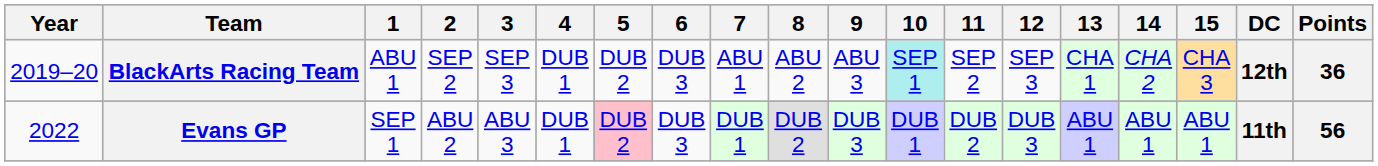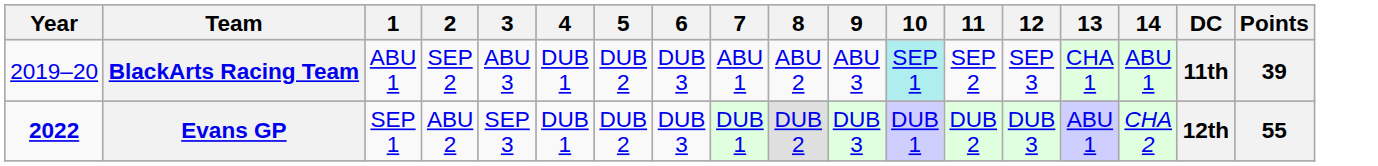- column: (1207, 22)
(507, 70) SEP 3 -> (507, 70) ABU 3
(1148, 70) CHA 2 -> (1148, 70) ABU 1
(1264, 70) 12th -> (1206, 70) 11th
(1333, 70) 36 -> (1274, 70) 39
(54, 131) normal -> (54, 131) bold
(507, 131) ABU 3 -> (507, 131) SEP 3
(623, 131) pink background -> (623, 131) no background
(1148, 131) ABU 1 -> (1148, 131) CHA 2
(1264, 131) 11th -> (1206, 131) 12th
(1333, 131) 56 -> (1274, 131) 55
